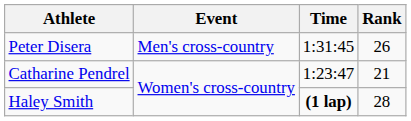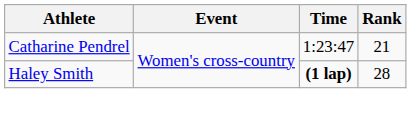- row: (50, 46)
